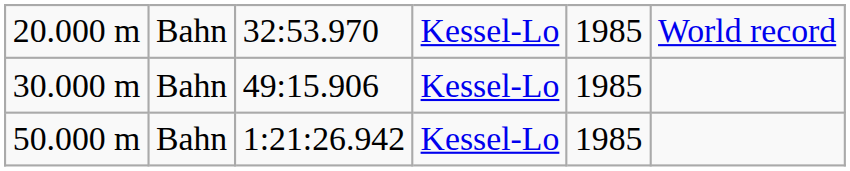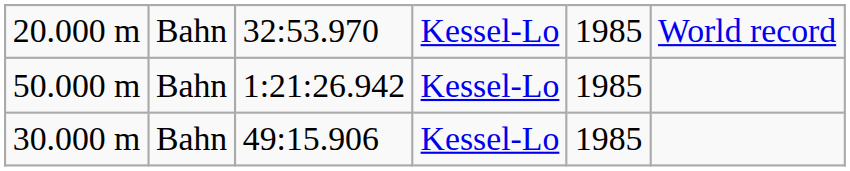rows swapped: (77, 84) <-> (77, 138)
